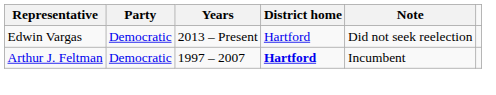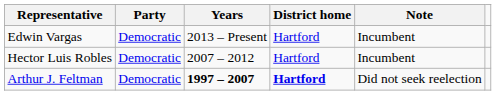(410, 36) Did not seek reelection -> (386, 36) Incumbent
+ row: (60, 57)
(211, 57) normal -> (221, 79) bold
(377, 57) Incumbent -> (420, 79) Did not seek reelection
